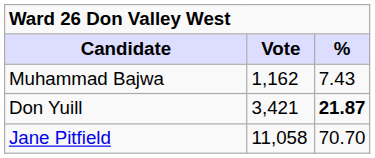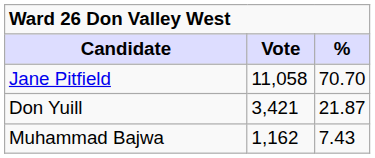rows swapped: (60, 138) <-> (86, 78)
(342, 108) bold -> (342, 108) normal
